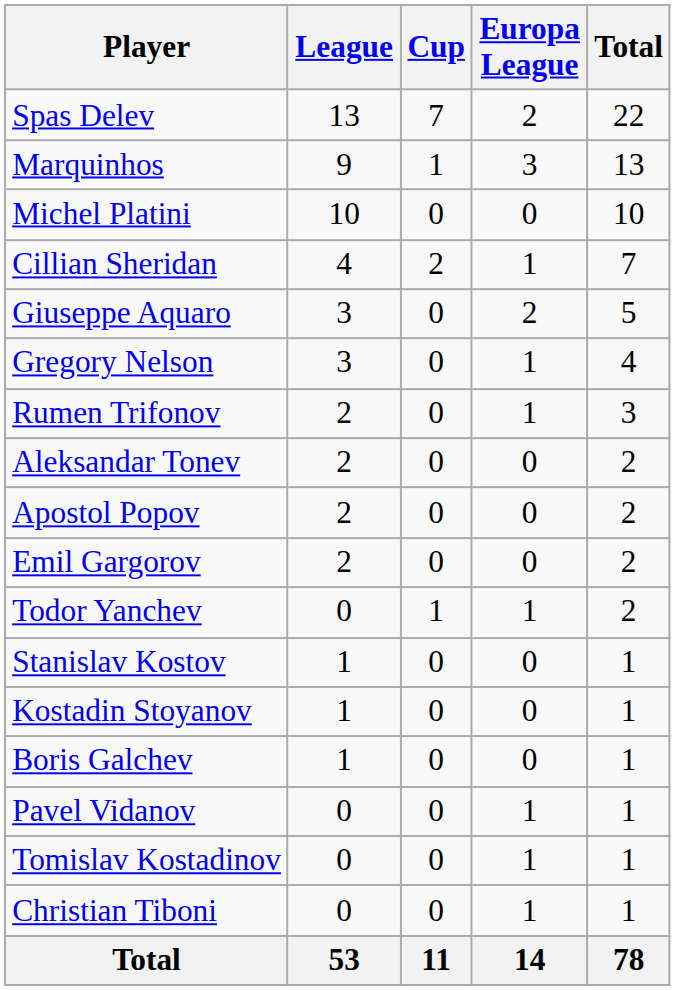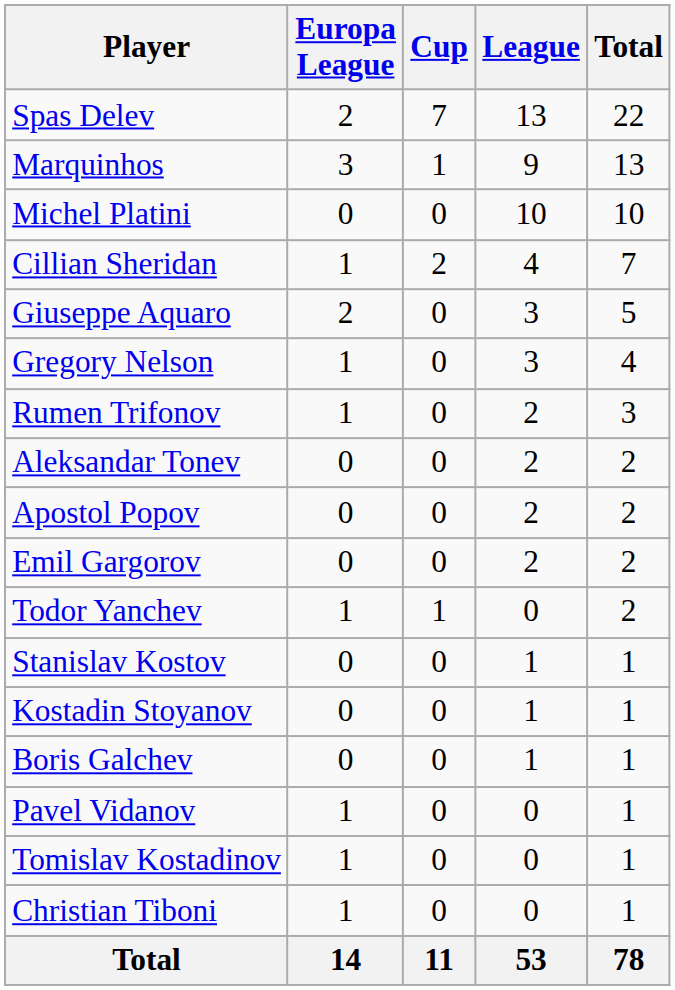columns swapped: (344, 47) <-> (530, 47)
